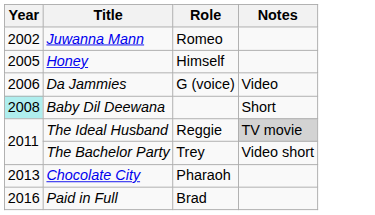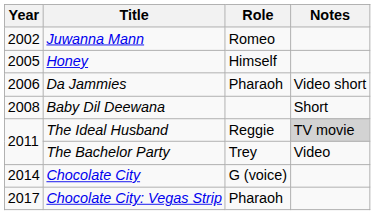(206, 84) G (voice) -> (256, 84) Pharaoh
(260, 84) Video -> (330, 84) Video short
(24, 107) paleturquoise background -> (24, 107) no background
(278, 152) Video short -> (312, 152) Video
(24, 175) 2013 -> (24, 175) 2014
(204, 175) Pharaoh -> (258, 175) G (voice)
- row: (82, 198)
+ row: (134, 198)
